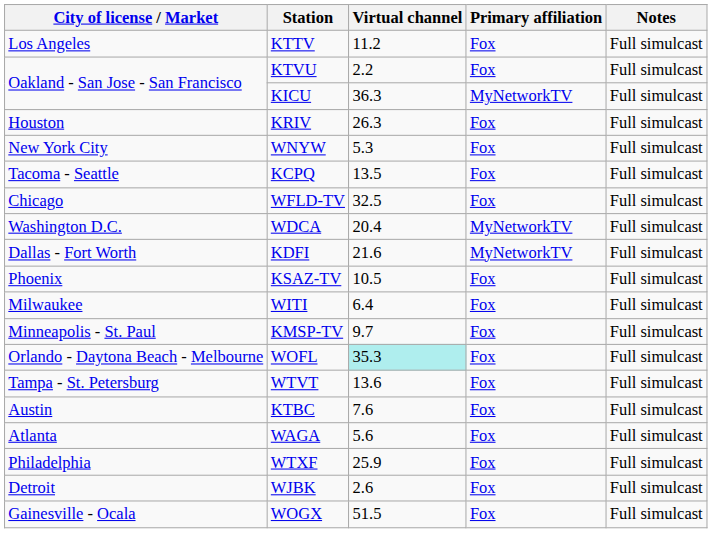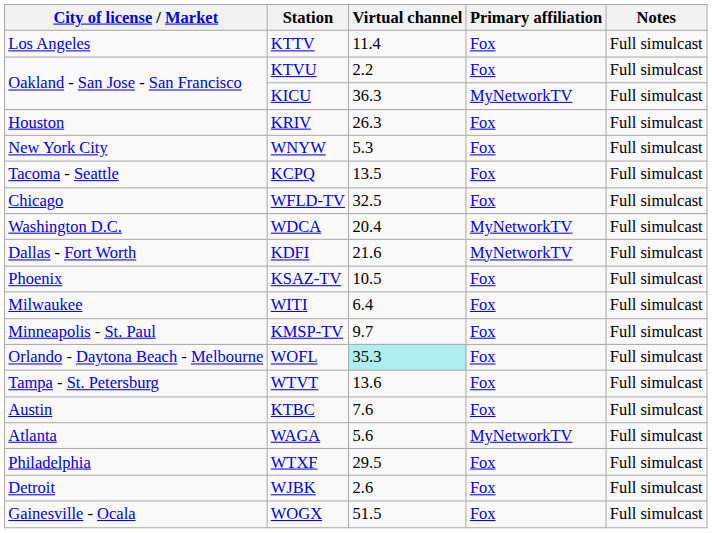(367, 43) 11.2 -> (367, 43) 11.4
(483, 435) Fox -> (521, 435) MyNetworkTV
(367, 461) 25.9 -> (367, 461) 29.5
